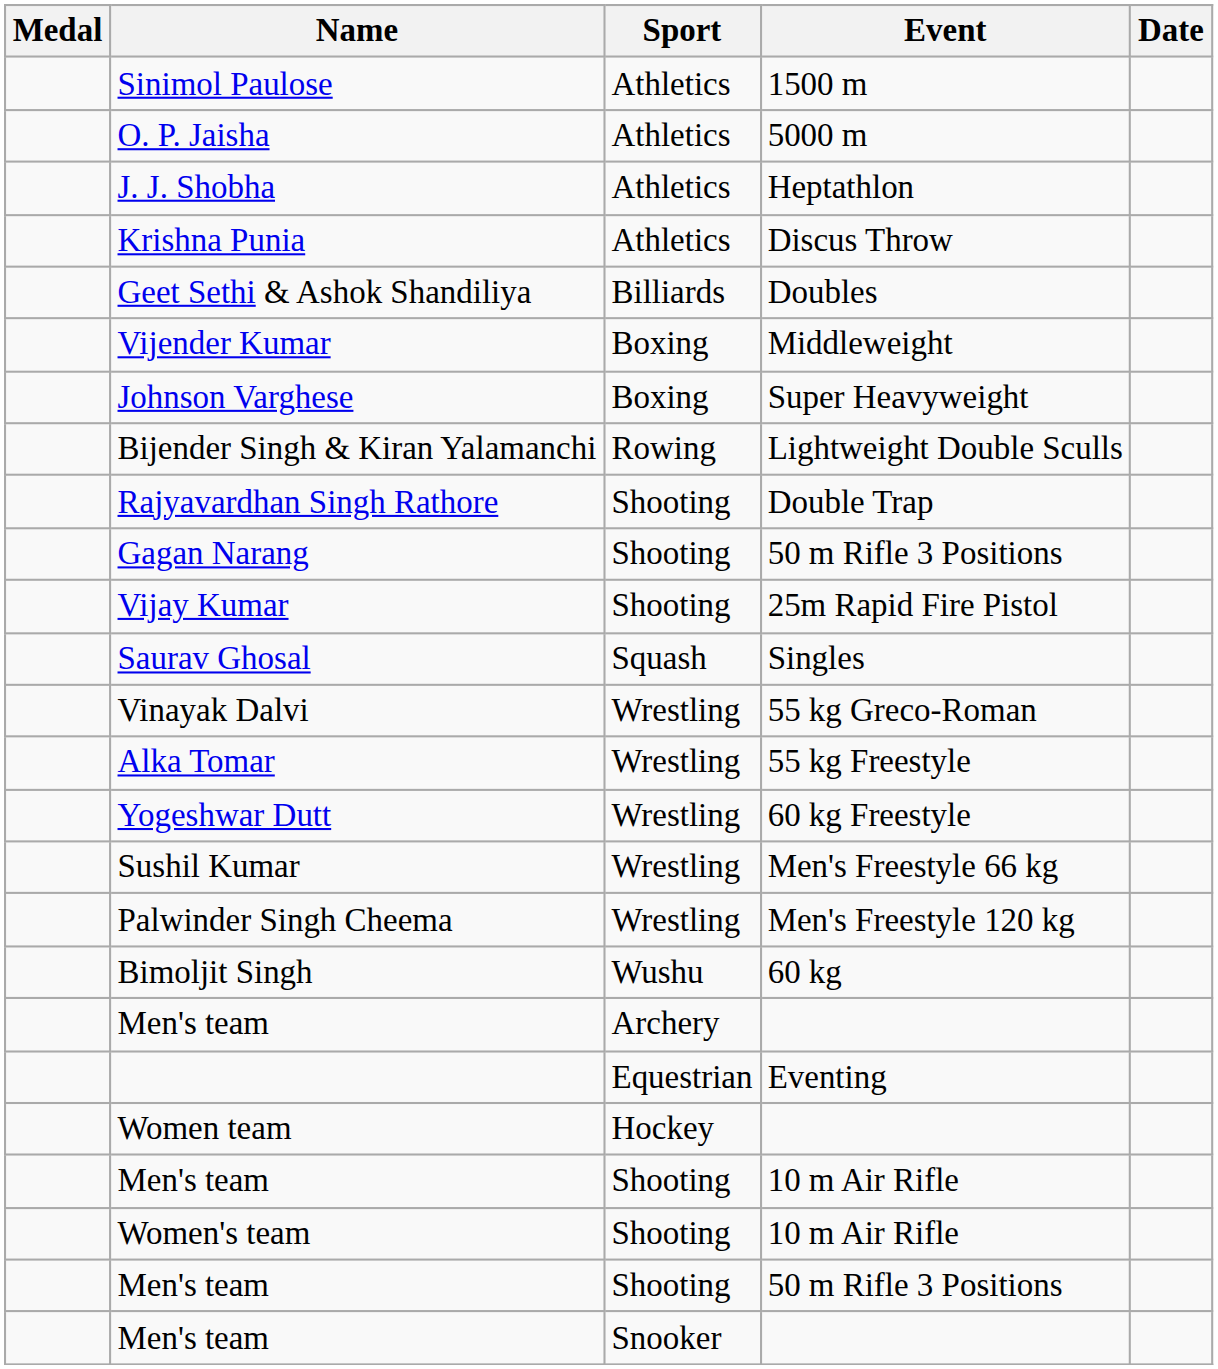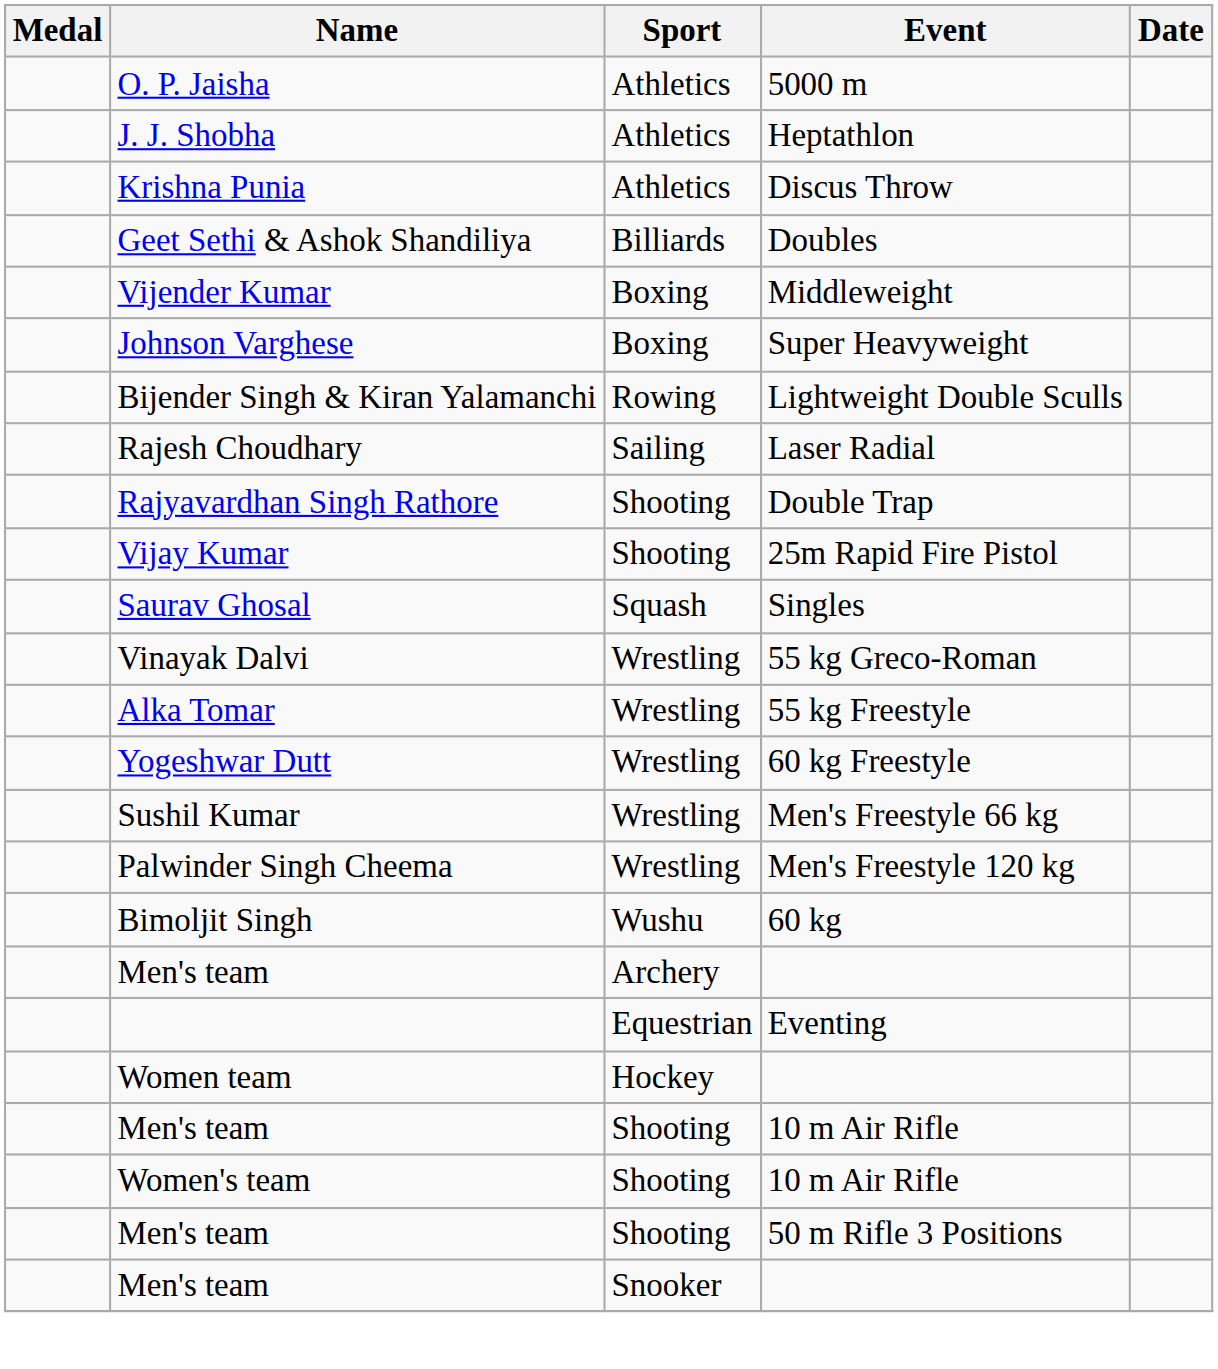- row: (225, 82)
+ row: (240, 448)
- row: (213, 553)
